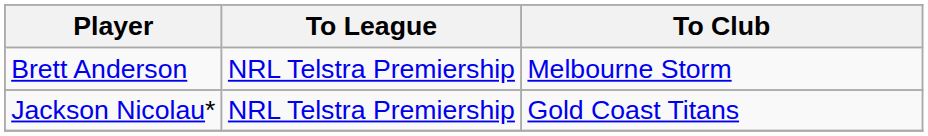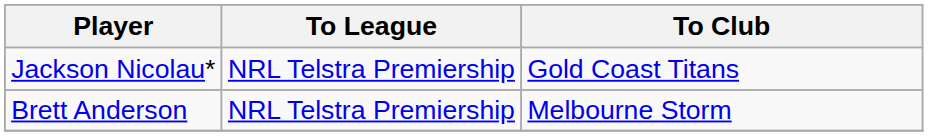rows swapped: (99, 68) <-> (113, 111)
